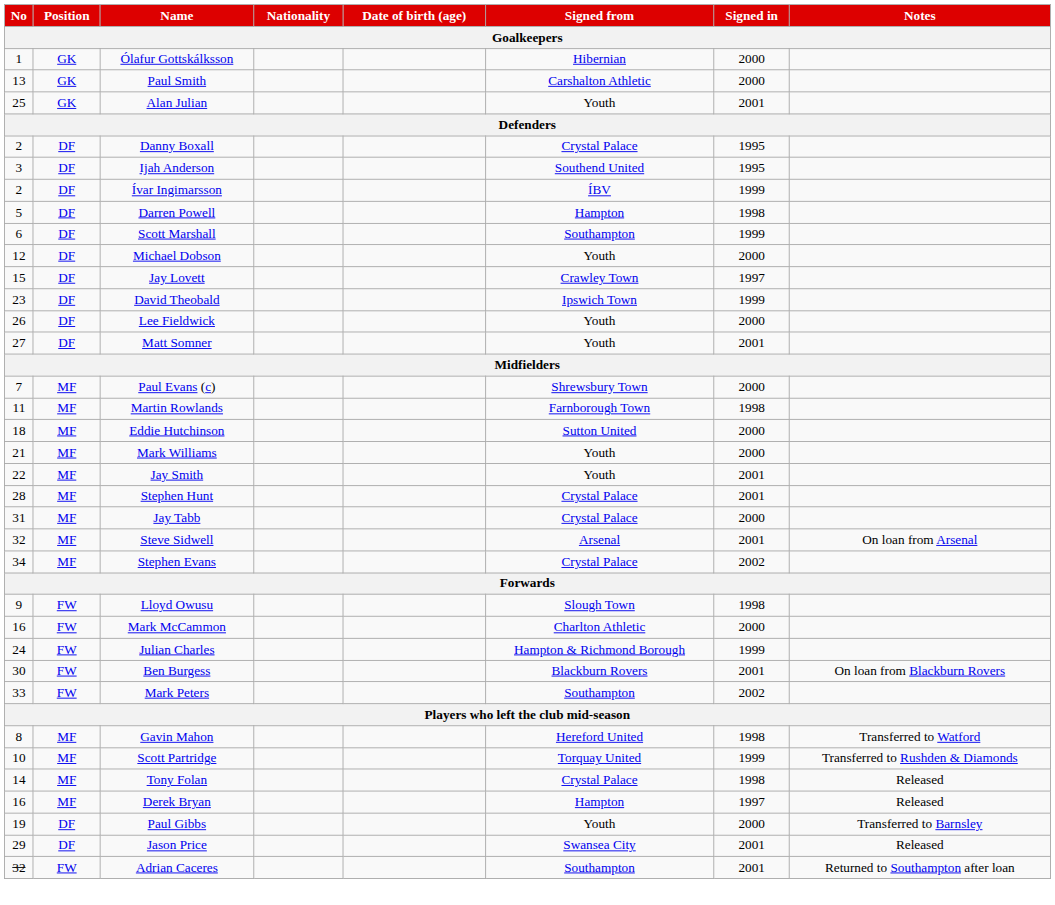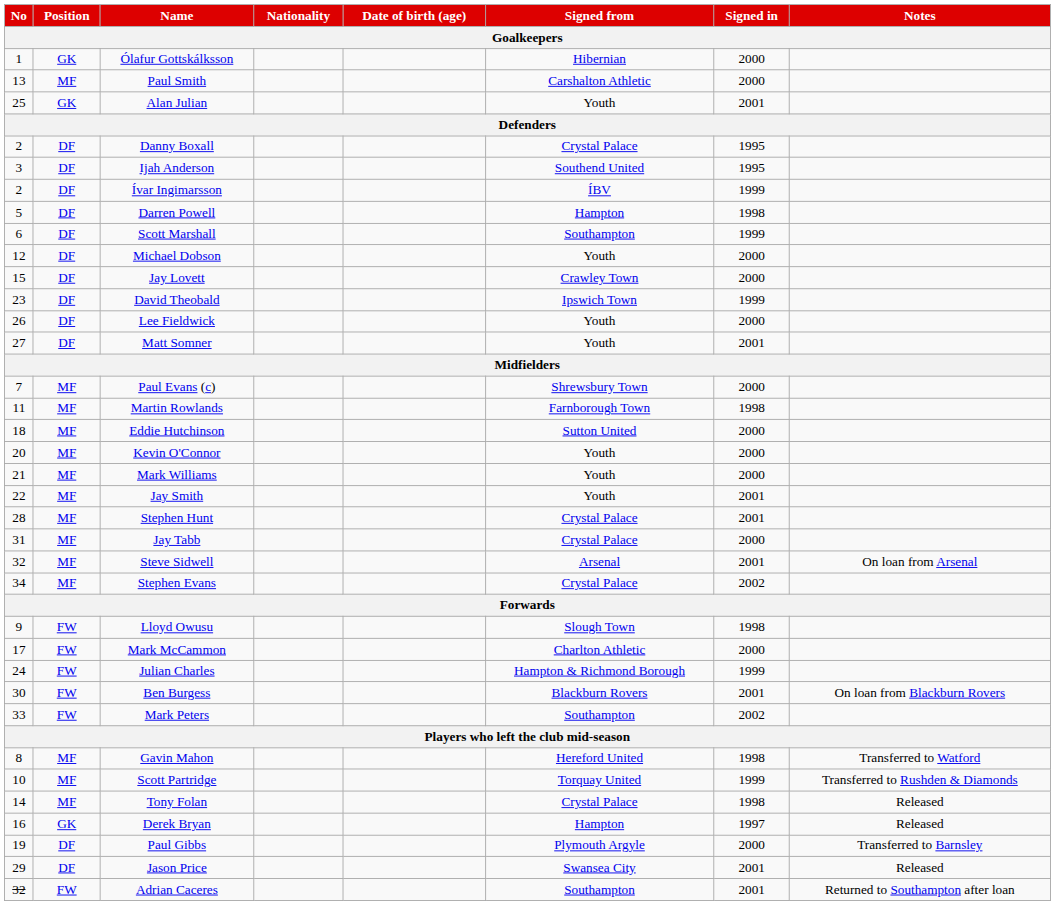(67, 81) GK -> (67, 81) MF
(752, 278) 1997 -> (752, 278) 2000
+ row: (177, 452)
(19, 627) 16 -> (19, 649) 17
(67, 802) MF -> (67, 824) GK
(600, 824) Youth -> (600, 846) Plymouth Argyle
